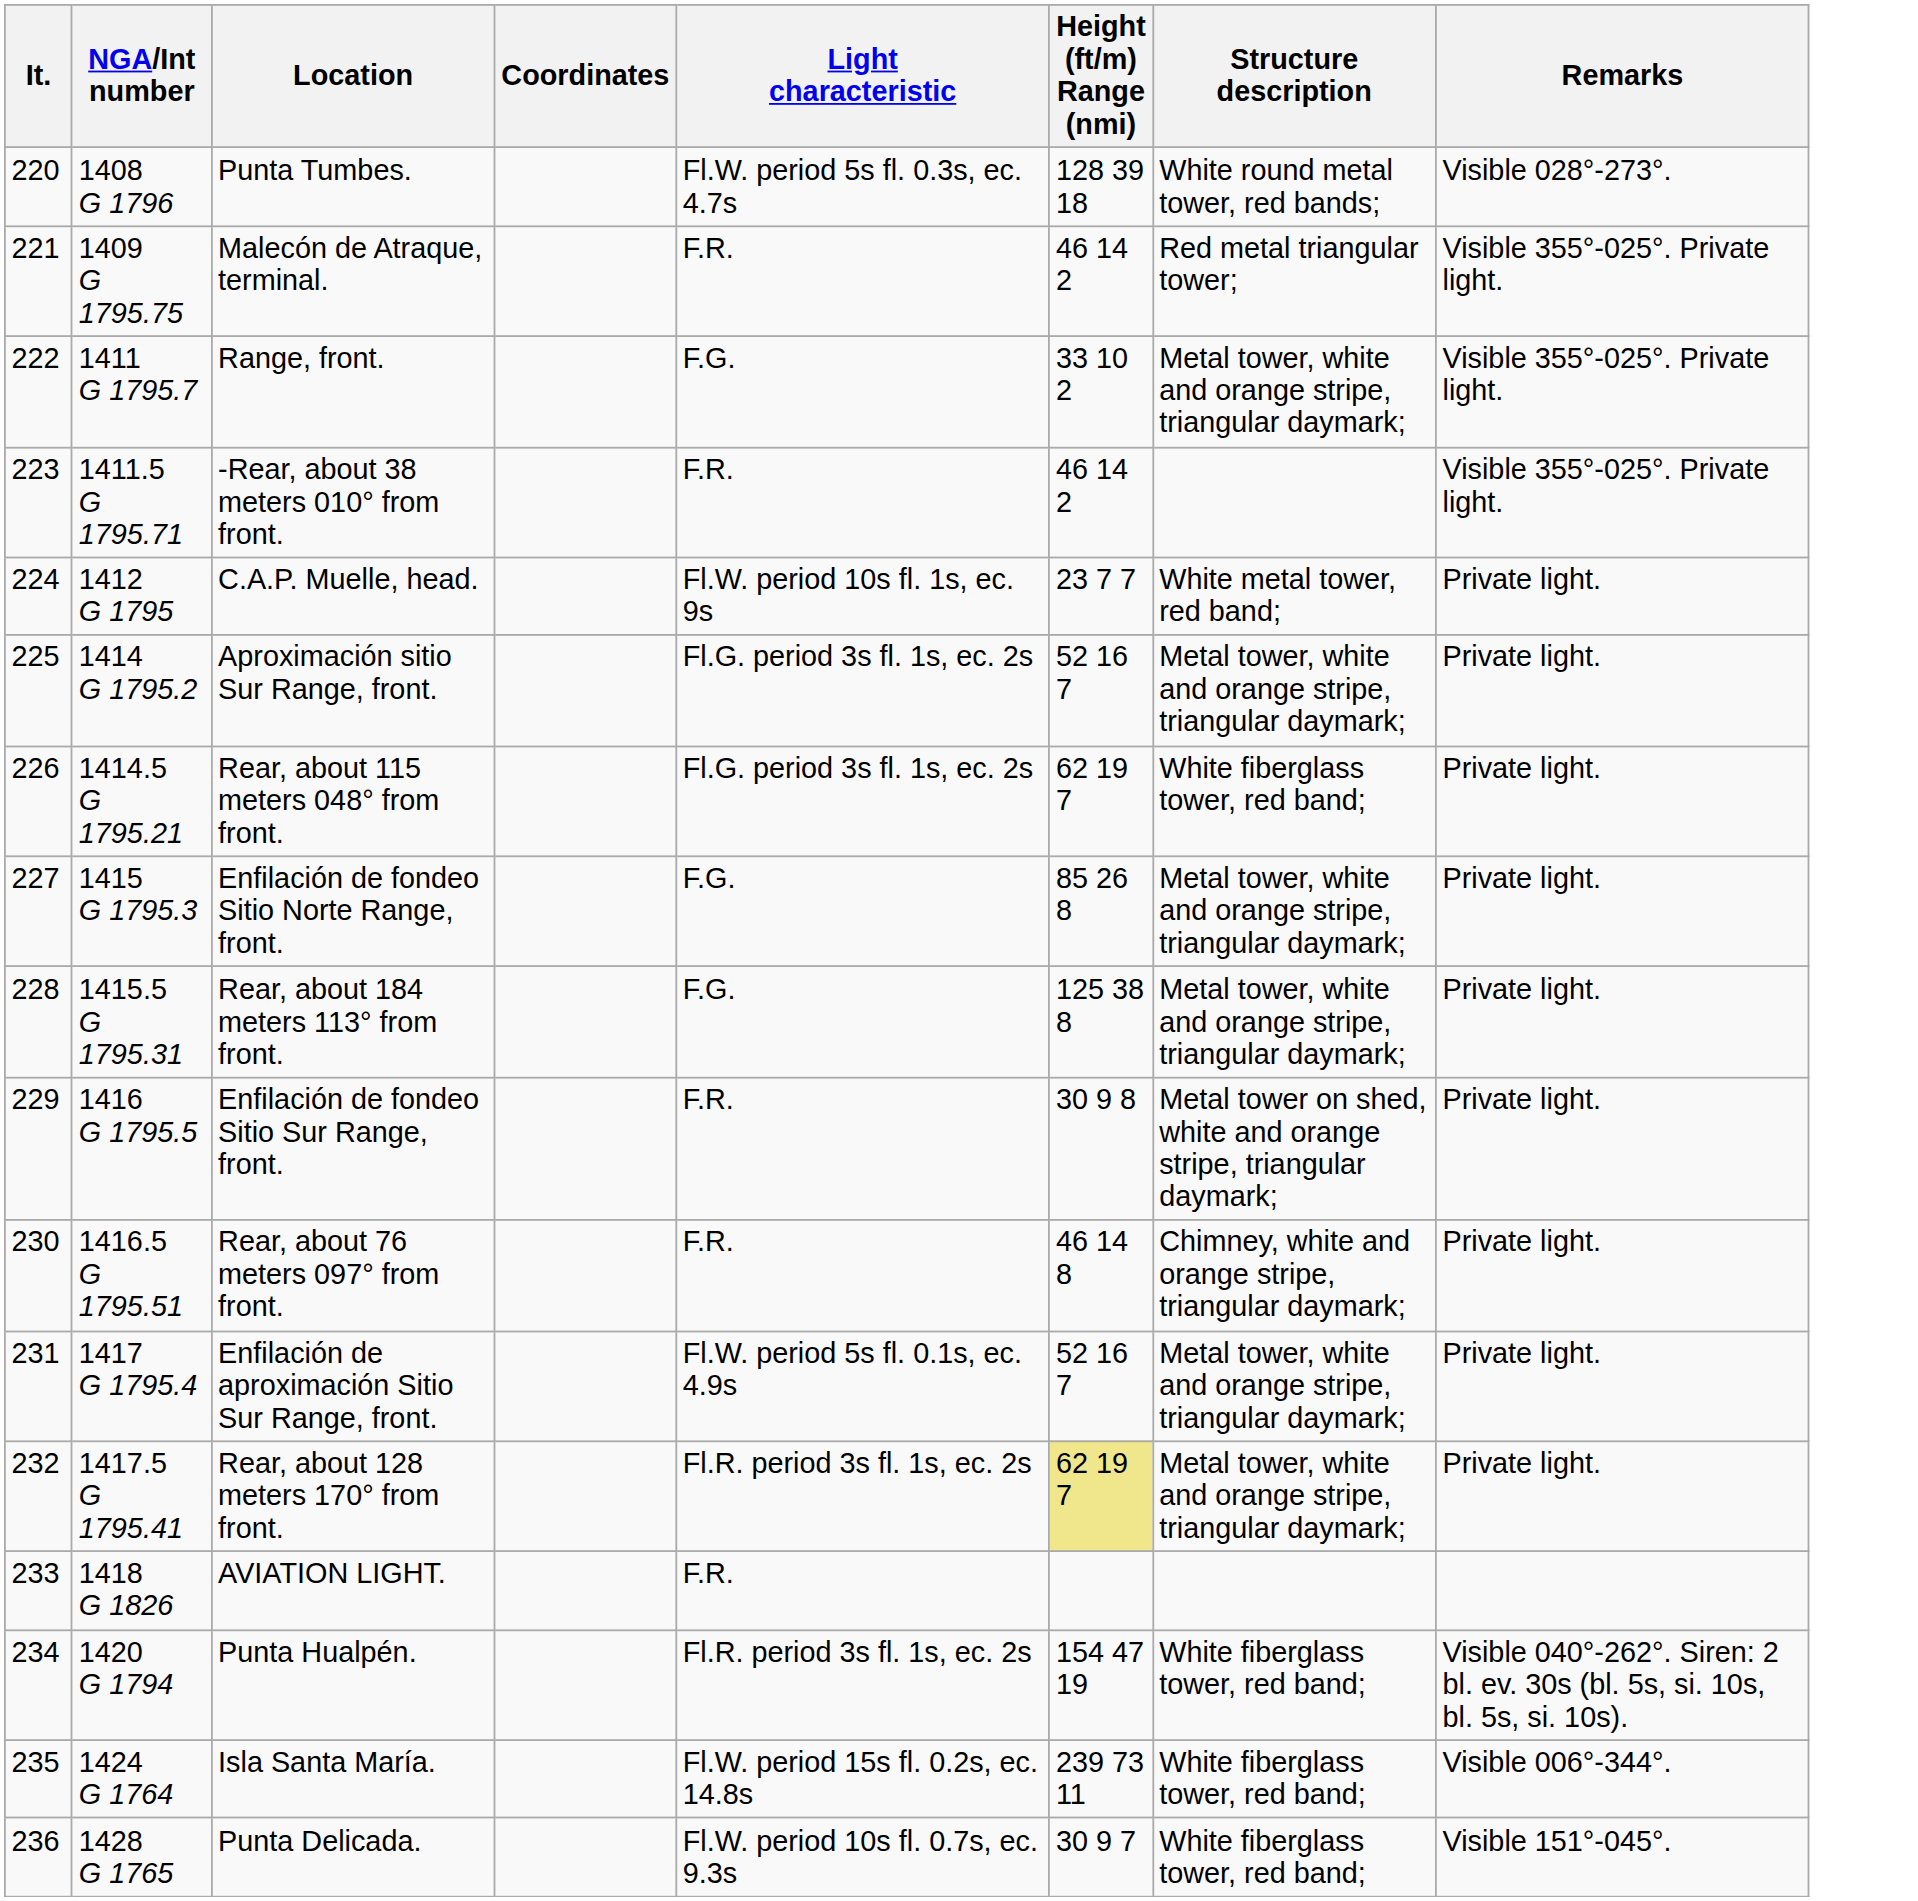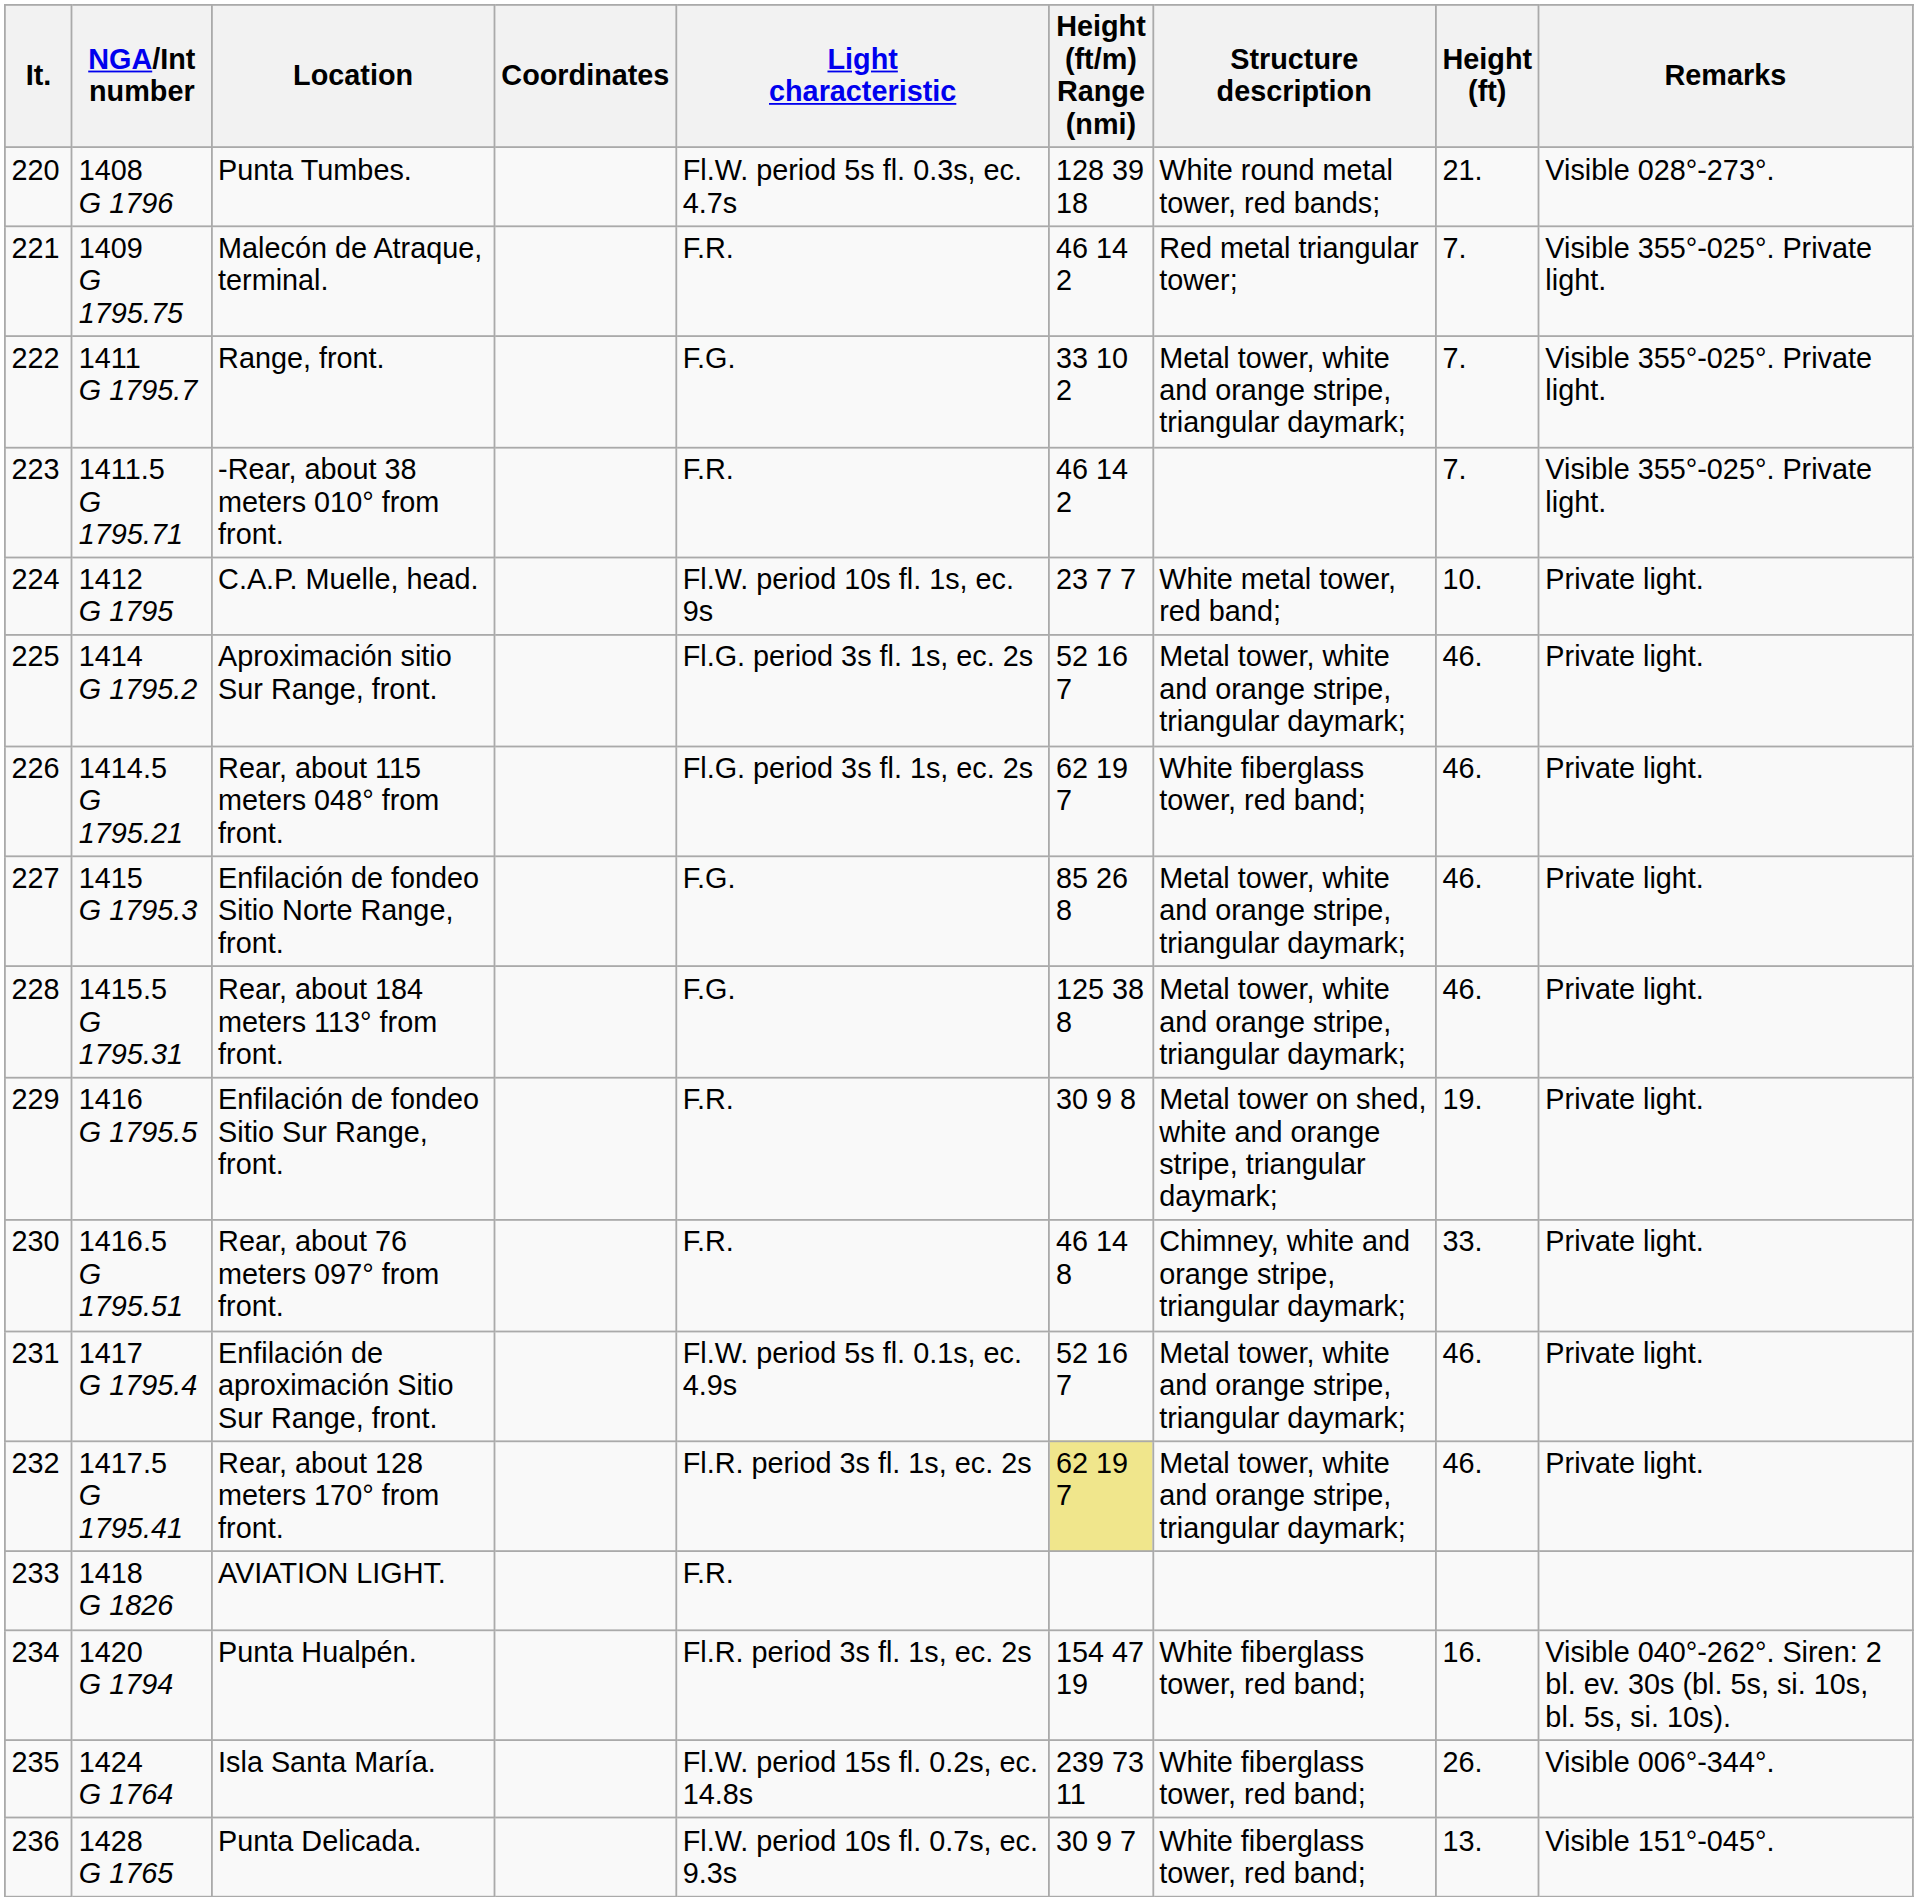+ column: (1487, 75)
